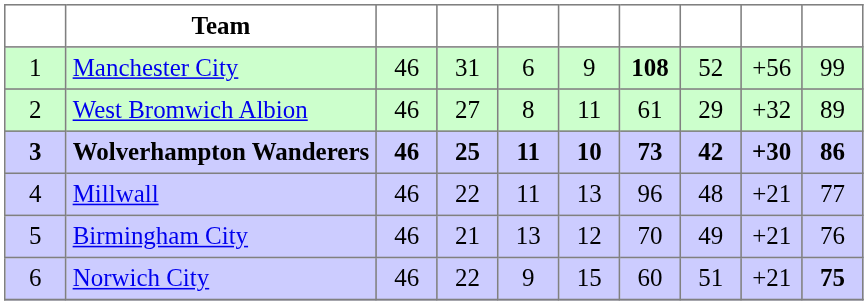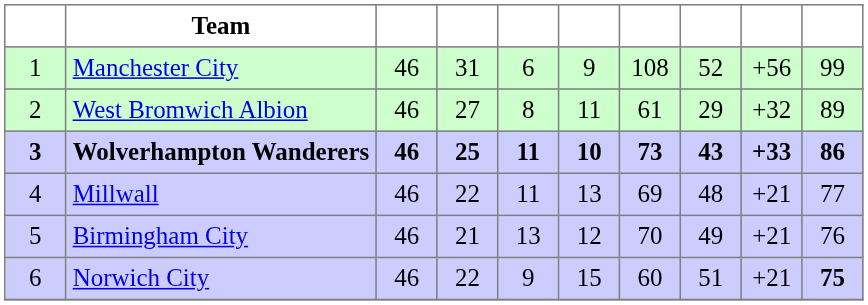(650, 67) bold -> (650, 67) normal
(711, 151) 42 -> (711, 151) 43
(772, 151) +30 -> (772, 151) +33
(650, 194) 96 -> (650, 194) 69
